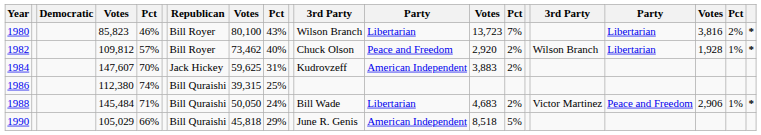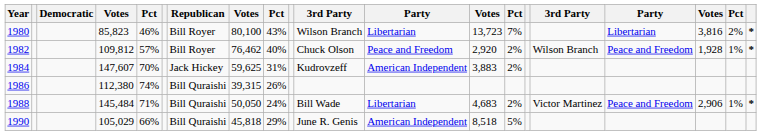(246, 49) 73,462 -> (246, 49) 76,462
(632, 49) Libertarian -> (650, 49) Peace and Freedom
(276, 85) 25% -> (276, 85) 26%
